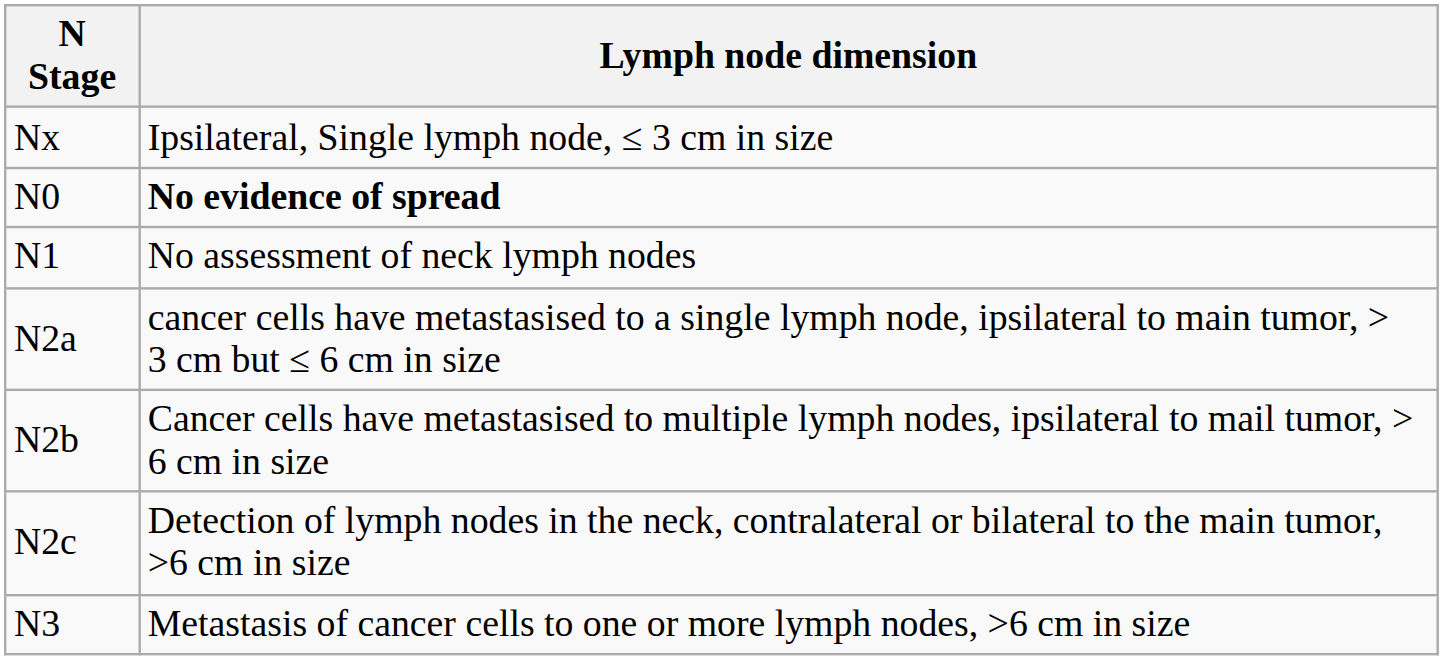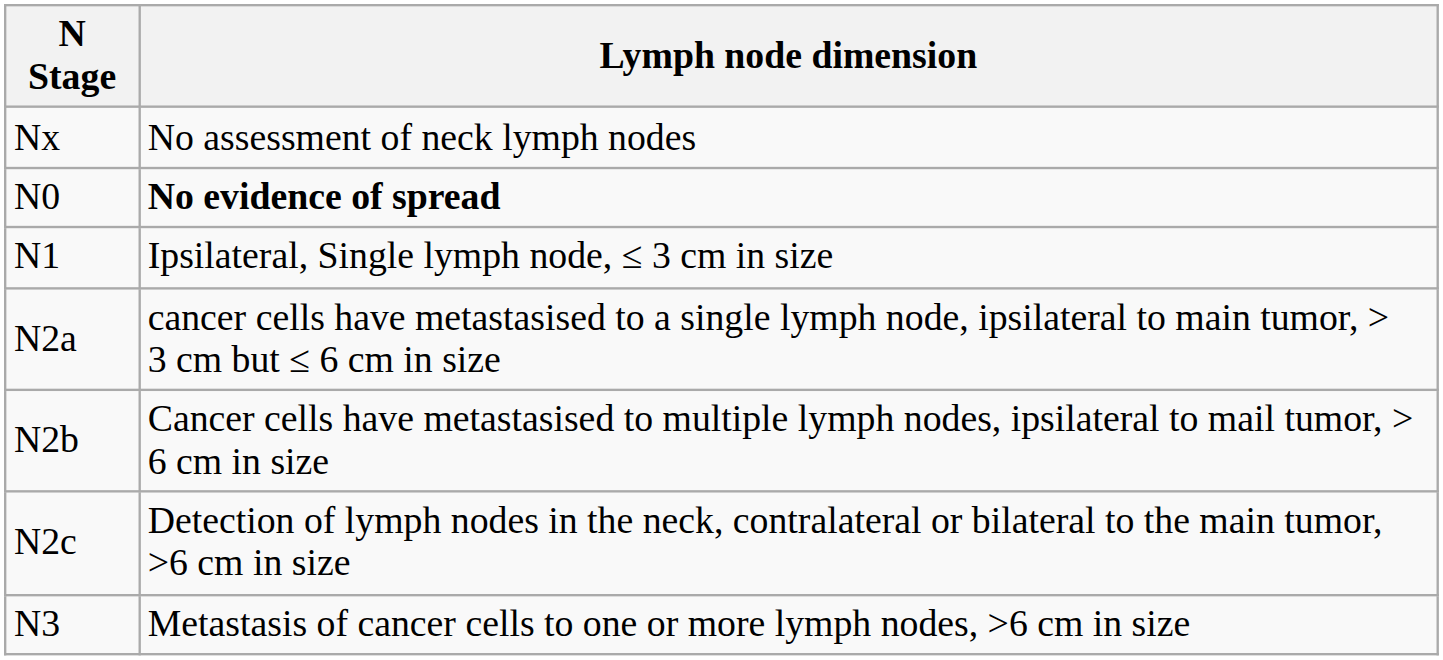(490, 136) Ipsilateral, Single lymph node, ≤ 3 cm in size -> (422, 136) No assessment of neck lymph nodes
(422, 256) No assessment of neck lymph nodes -> (490, 256) Ipsilateral, Single lymph node, ≤ 3 cm in size
